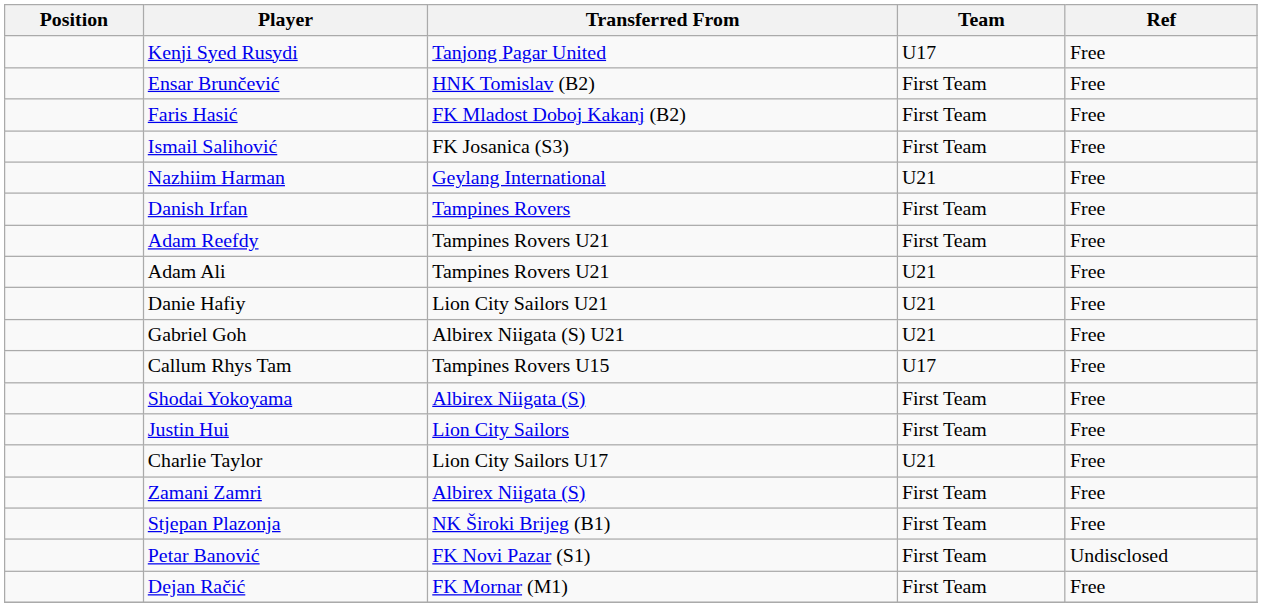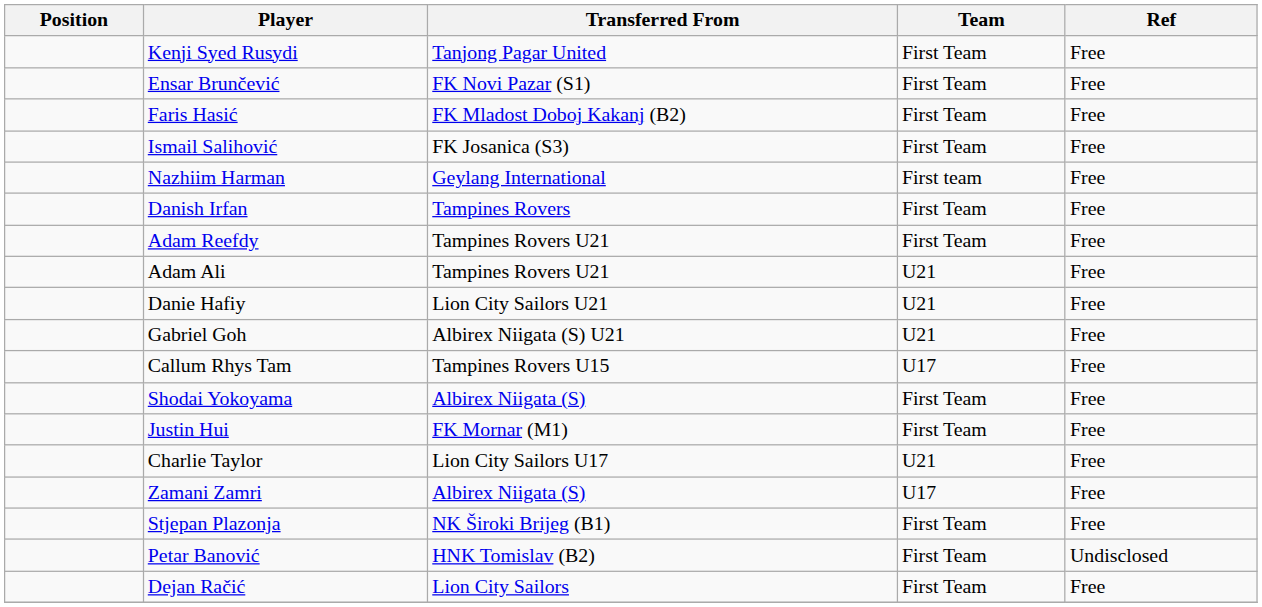(919, 51) U17 -> (944, 51) First Team
(514, 83) HNK Tomislav (B2) -> (511, 83) FK Novi Pazar (S1)
(919, 177) U21 -> (942, 177) First team
(501, 429) Lion City Sailors -> (500, 429) FK Mornar (M1)
(944, 492) First Team -> (919, 492) U17
(511, 555) FK Novi Pazar (S1) -> (514, 555) HNK Tomislav (B2)
(500, 586) FK Mornar (M1) -> (501, 586) Lion City Sailors
